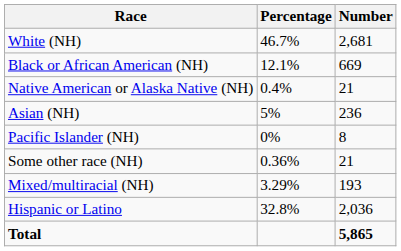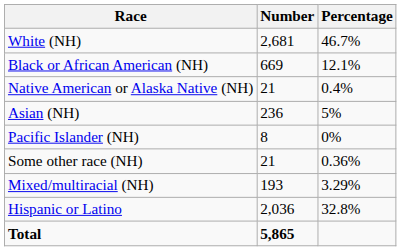columns swapped: (366, 16) <-> (296, 16)
